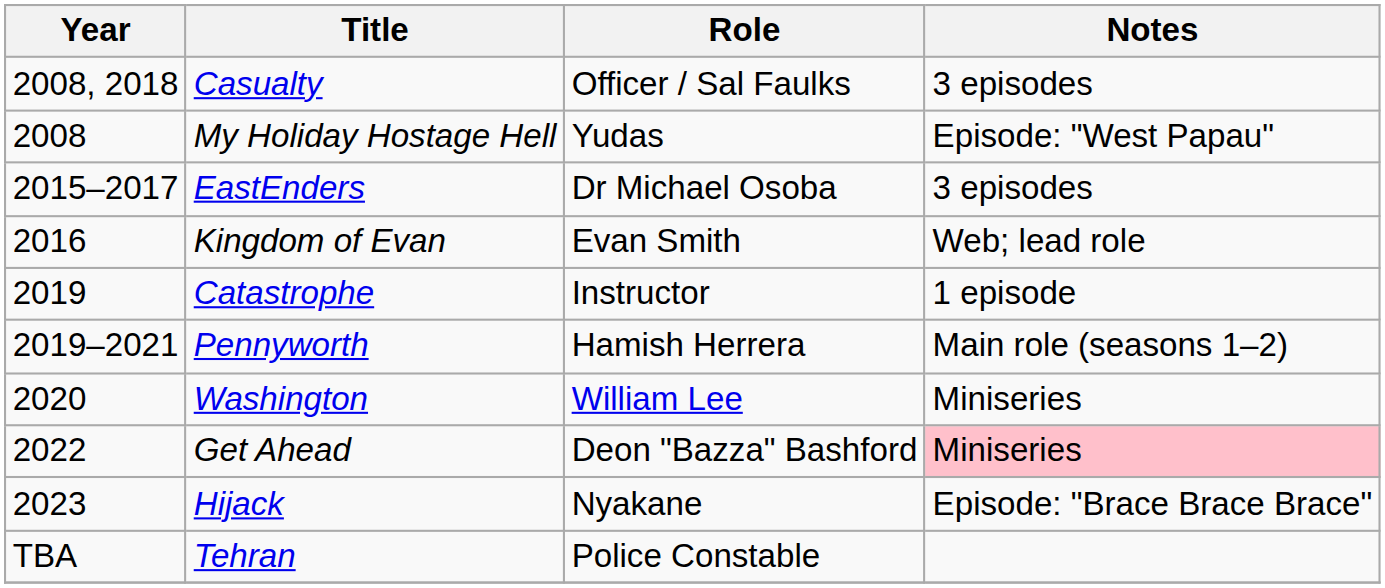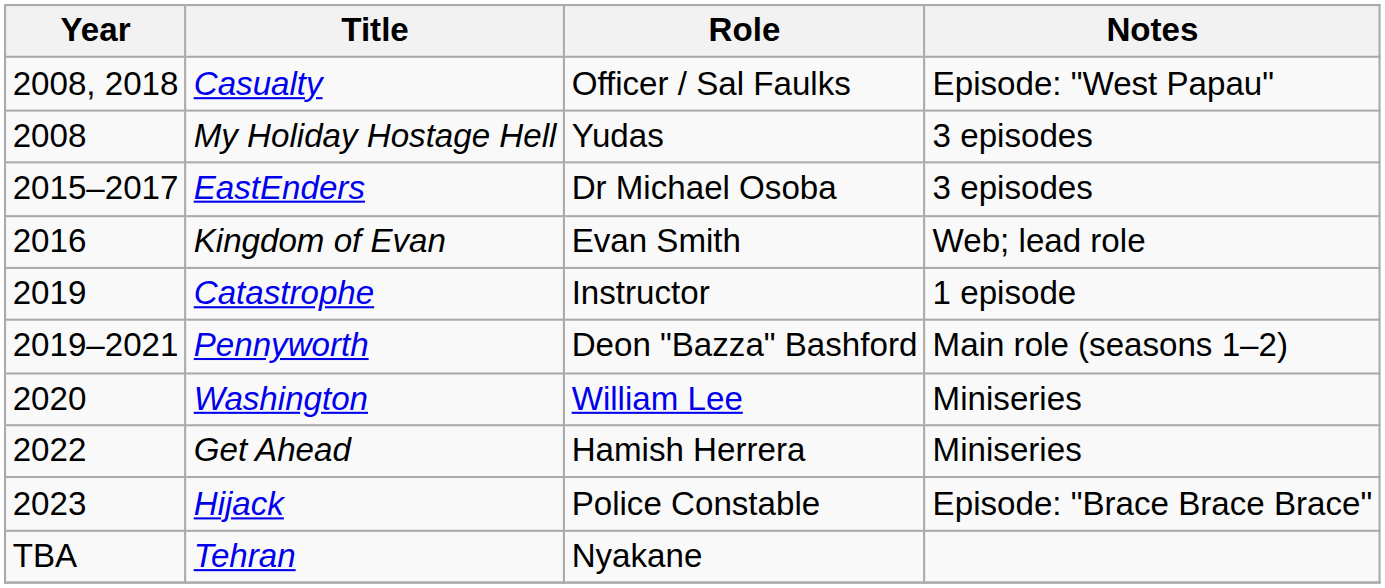(1013, 83) 3 episodes -> (1103, 83) Episode: "West Papau"
(1103, 135) Episode: "West Papau" -> (1013, 135) 3 episodes
(689, 345) Hamish Herrera -> (744, 345) Deon "Bazza" Bashford
(744, 450) Deon "Bazza" Bashford -> (689, 450) Hamish Herrera
(1007, 450) pink background -> (1007, 450) no background
(637, 503) Nyakane -> (696, 503) Police Constable
(696, 556) Police Constable -> (637, 556) Nyakane
